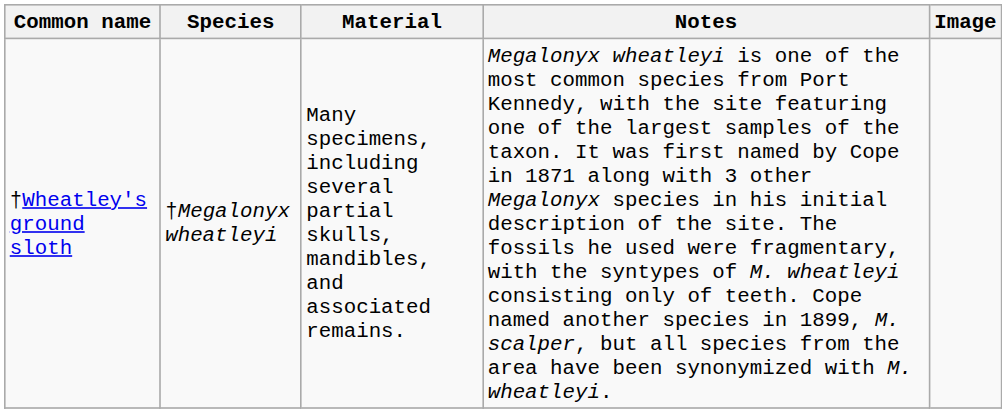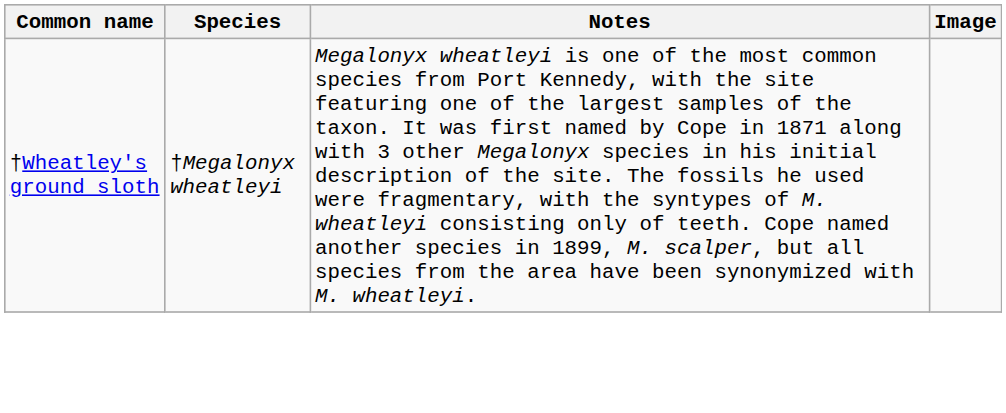- column: (392, 22)
